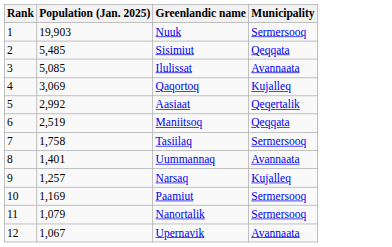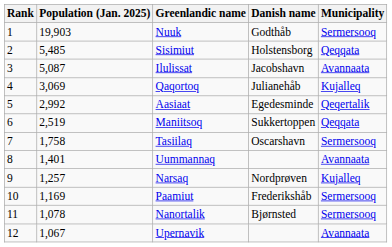+ column: (283, 13)
(52, 68) 5,085 -> (52, 68) 5,087
(52, 214) 1,079 -> (52, 214) 1,078
